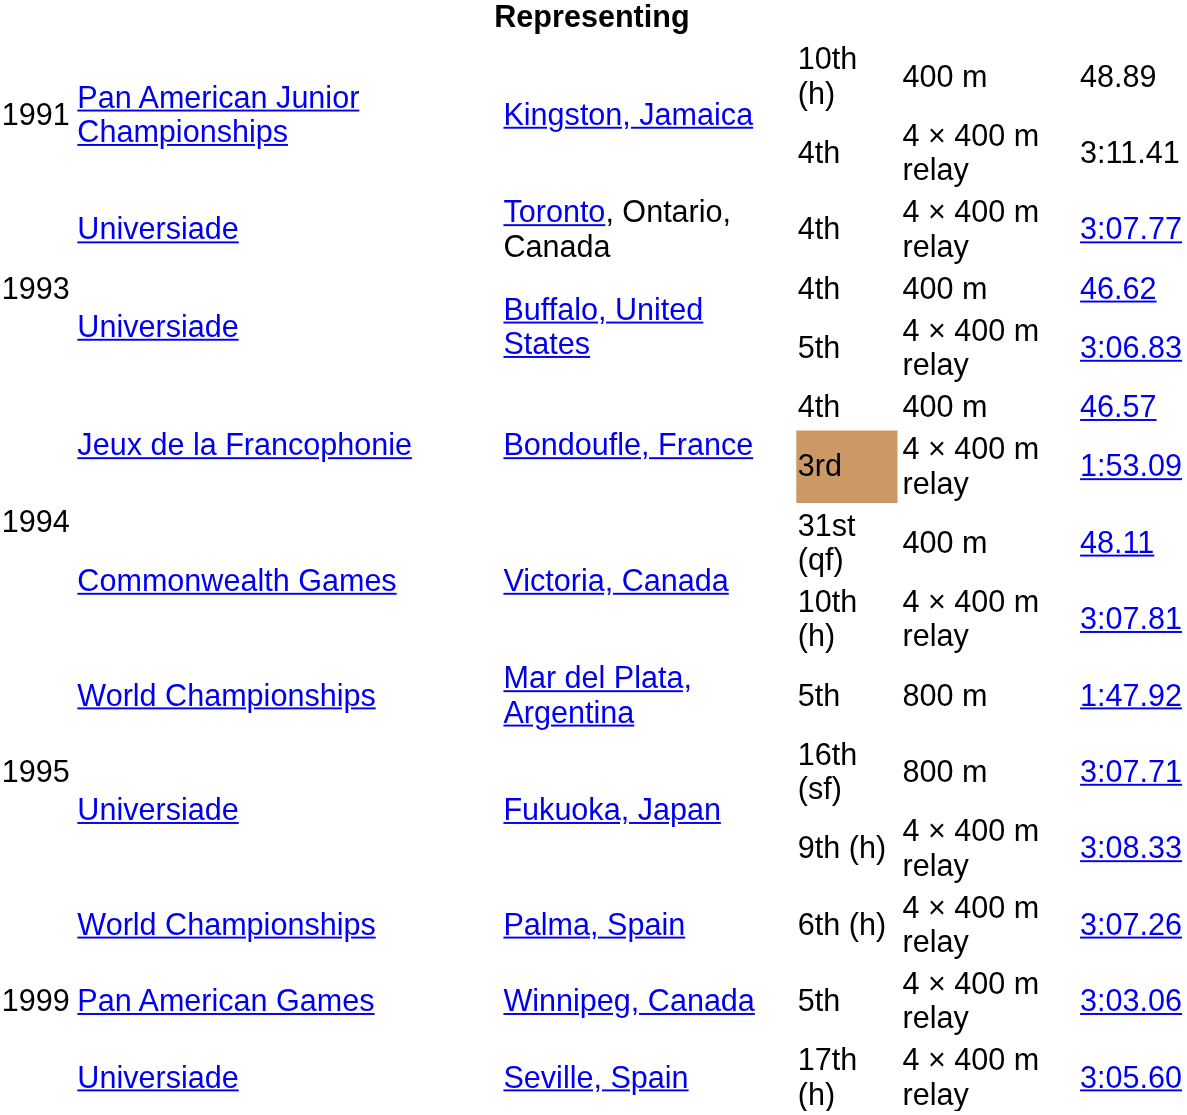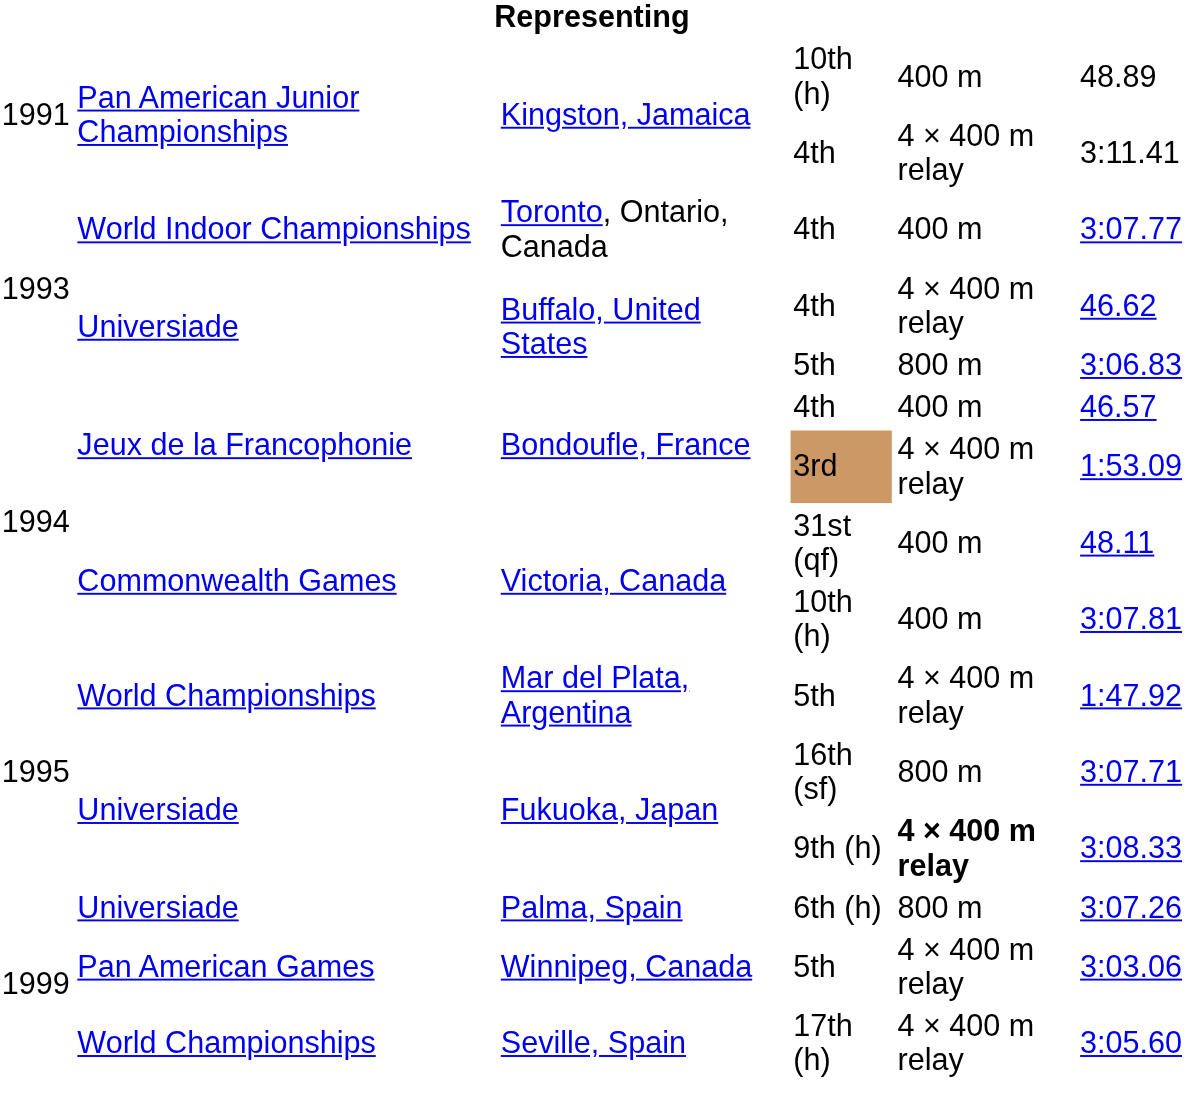(158, 229) Universiade -> (274, 229) World Indoor Championships
(971, 229) 4 × 400 m relay -> (940, 229) 400 m
(945, 288) 400 m -> (966, 305) 4 × 400 m relay
(971, 347) 4 × 400 m relay -> (940, 365) 800 m
(971, 619) 4 × 400 m relay -> (940, 619) 400 m
(945, 695) 800 m -> (966, 695) 4 × 400 m relay
(971, 848) normal -> (967, 848) bold
(227, 924) World Championships -> (158, 907) Universiade
(971, 924) 4 × 400 m relay -> (940, 907) 800 m
(158, 1077) Universiade -> (227, 1043) World Championships
